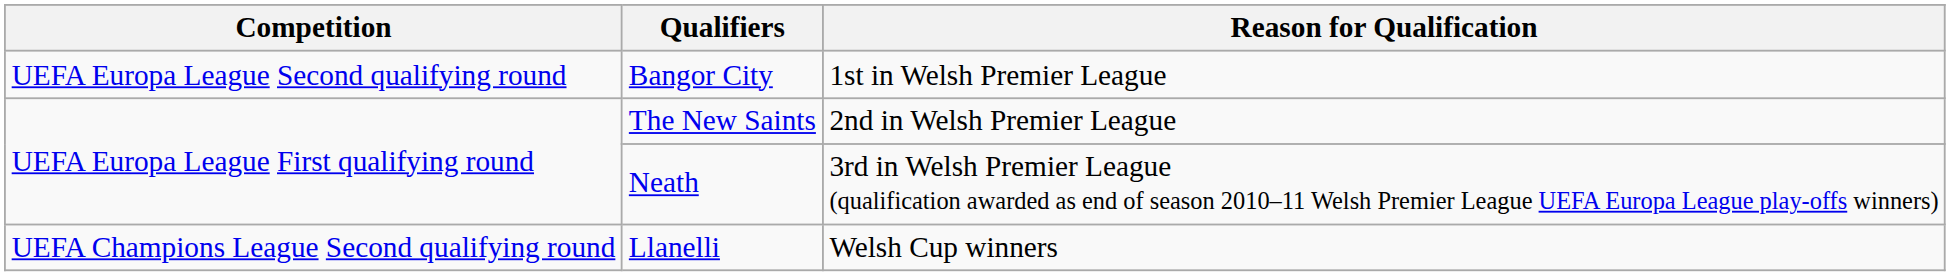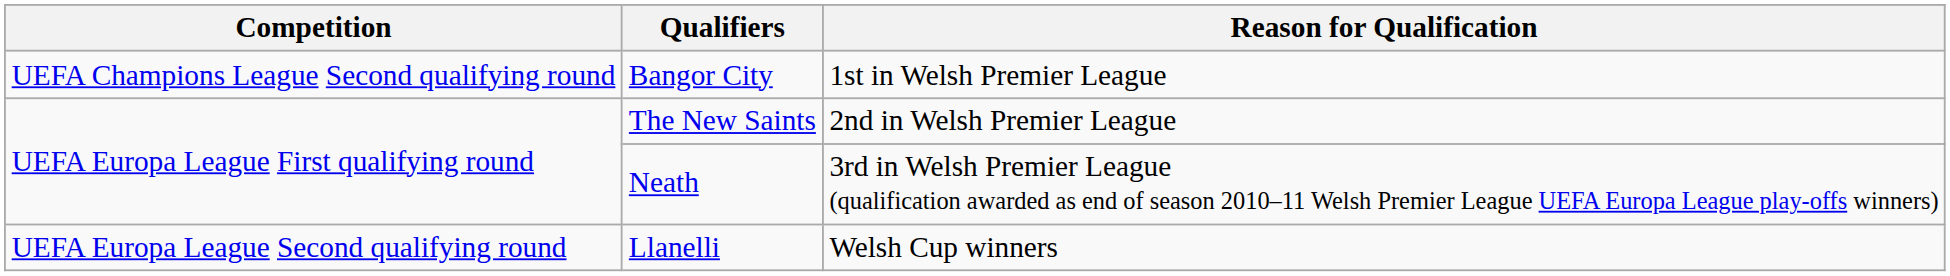(289, 74) UEFA Europa League Second qualifying round -> (314, 74) UEFA Champions League Second qualifying round
(314, 246) UEFA Champions League Second qualifying round -> (289, 246) UEFA Europa League Second qualifying round
